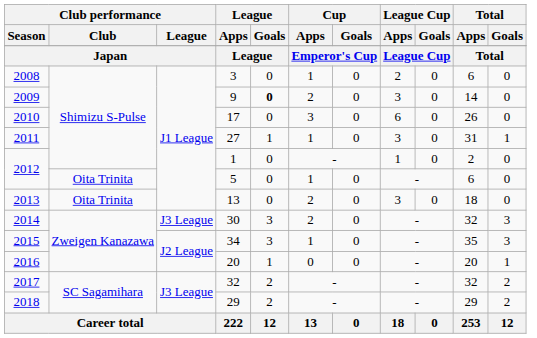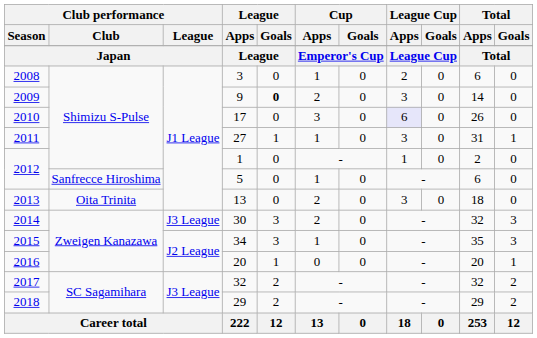(398, 117) no background -> (404, 117) lavender background
(103, 179) Oita Trinita -> (106, 179) Sanfrecce Hiroshima
